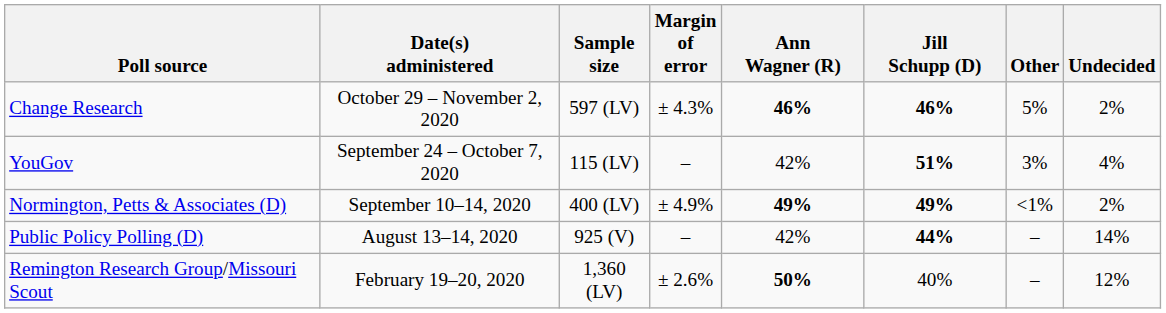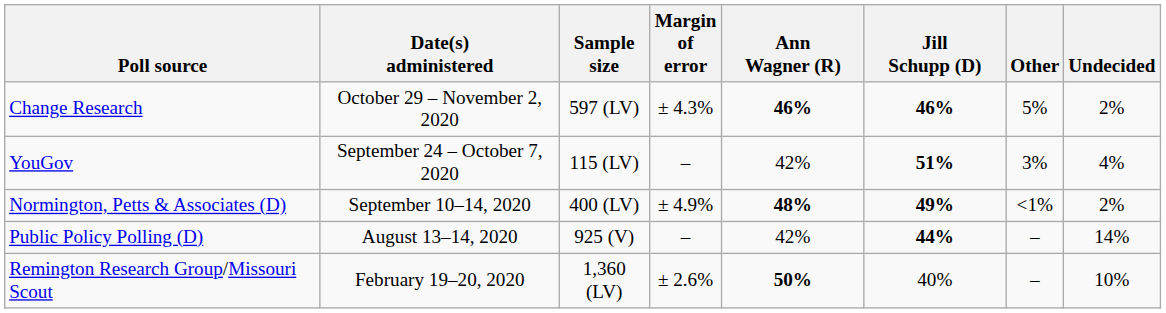(793, 205) 49% -> (793, 205) 48%
(1112, 280) 12% -> (1112, 280) 10%
